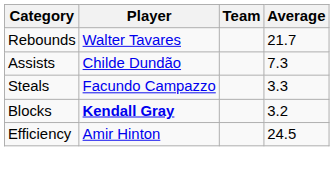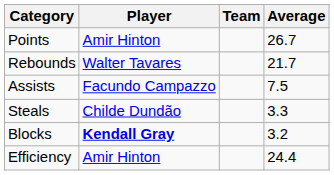+ row: (29, 39)
(132, 63) Childe Dundão -> (149, 87) Facundo Campazzo
(278, 63) 7.3 -> (278, 87) 7.5
(149, 87) Facundo Campazzo -> (132, 110) Childe Dundão
(282, 134) 24.5 -> (282, 157) 24.4
